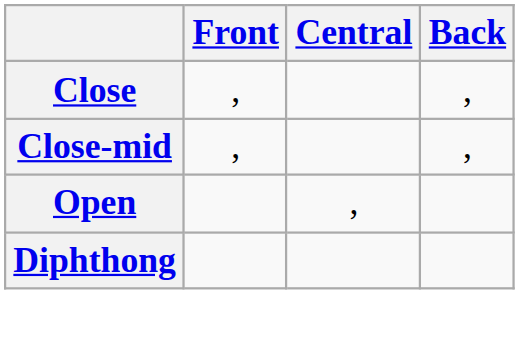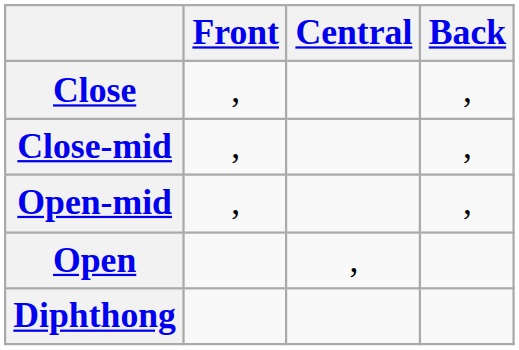+ row: (95, 202)
